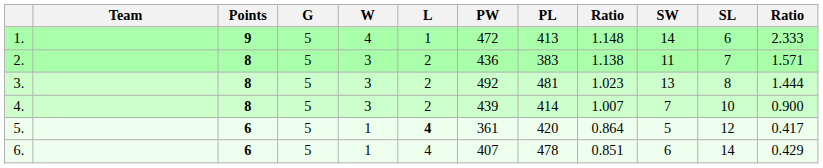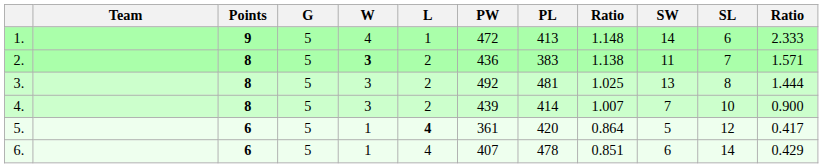(368, 60) normal -> (368, 60) bold
(608, 83) 1.023 -> (608, 83) 1.025
